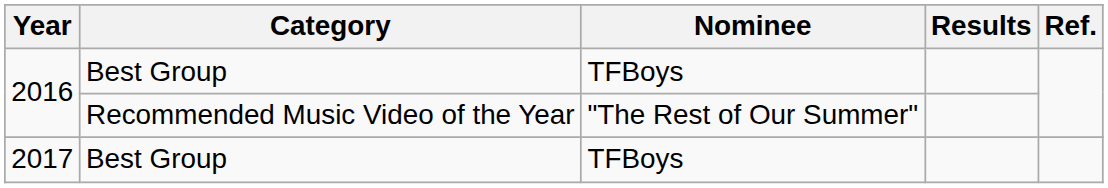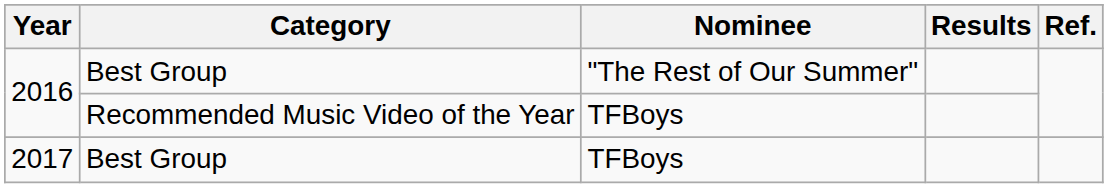(635, 70) TFBoys -> (753, 70) "The Rest of Our Summer"
(753, 114) "The Rest of Our Summer" -> (635, 114) TFBoys
